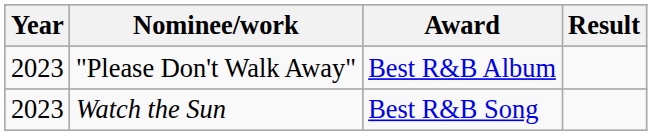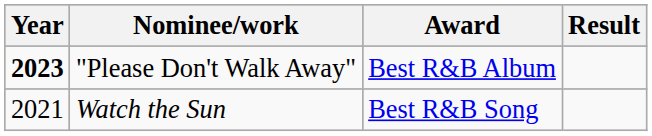(37, 67) normal -> (37, 67) bold
(37, 109) 2023 -> (37, 109) 2021
